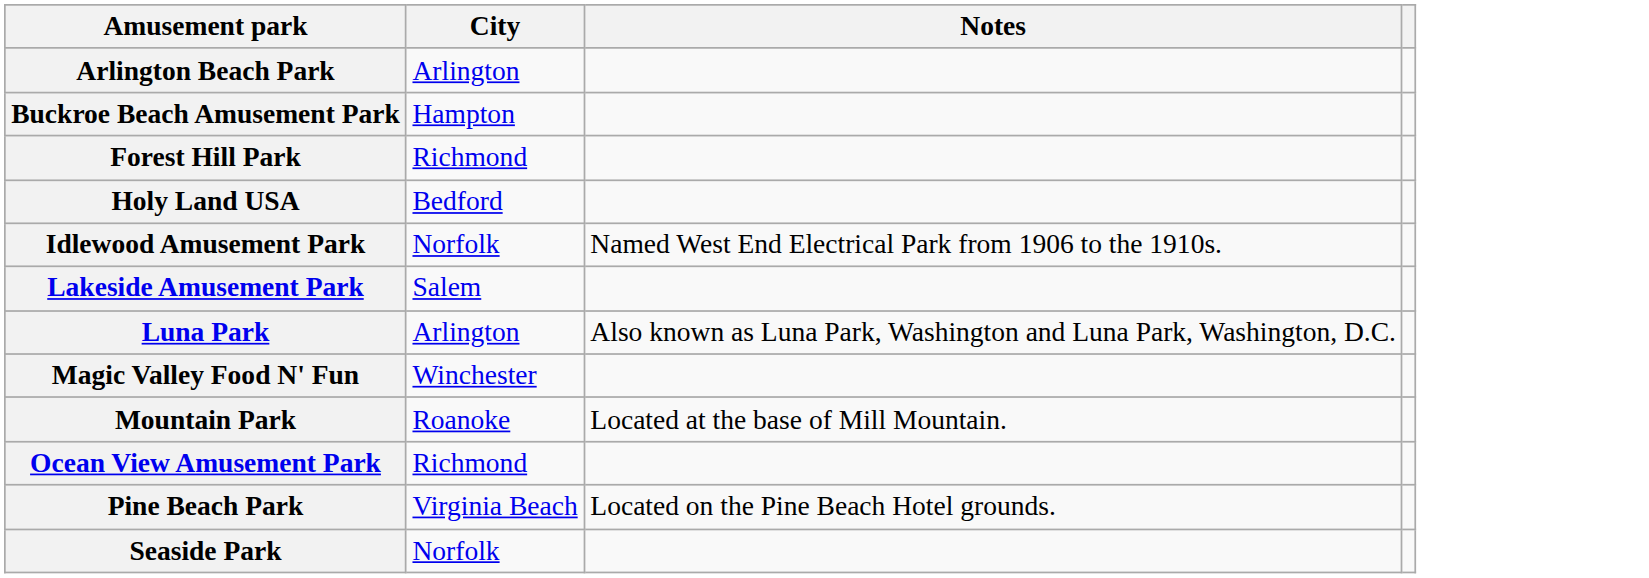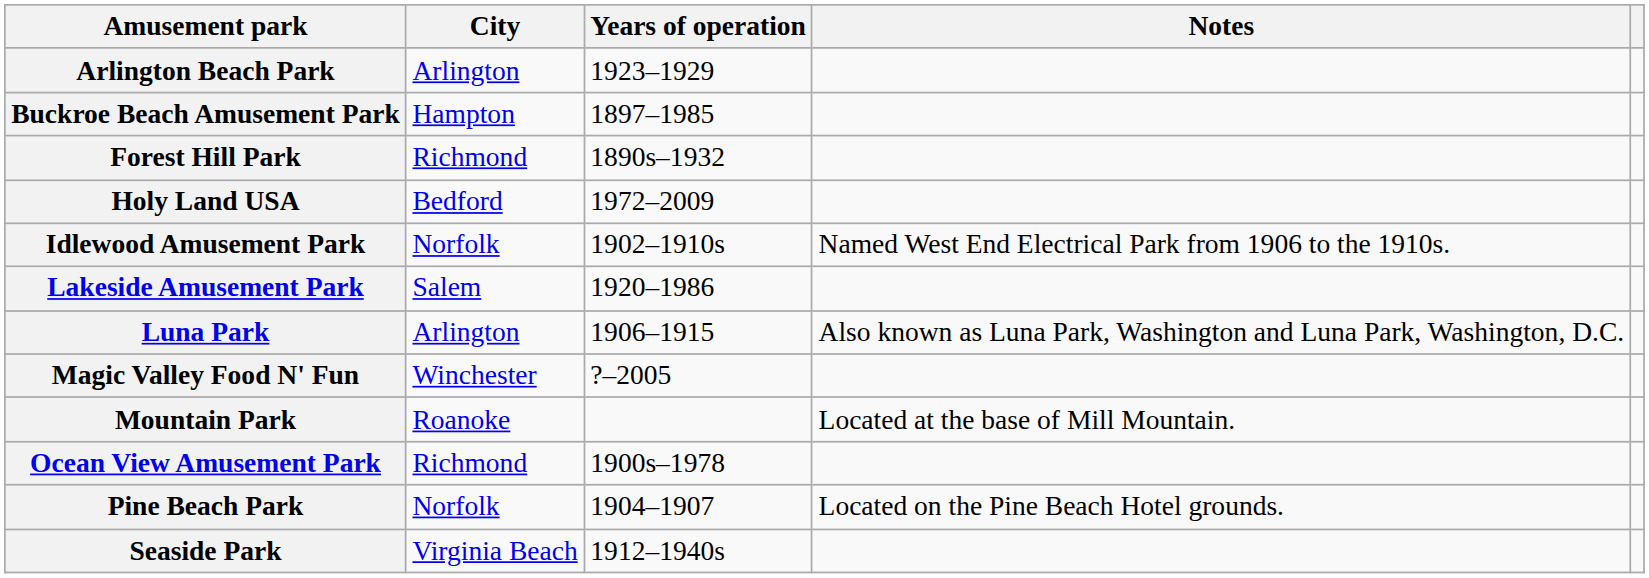+ column: (698, 26)
(495, 506) Virginia Beach -> (456, 506) Norfolk
(456, 550) Norfolk -> (495, 550) Virginia Beach
